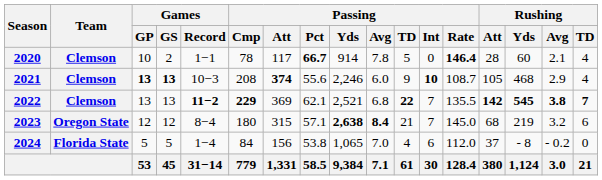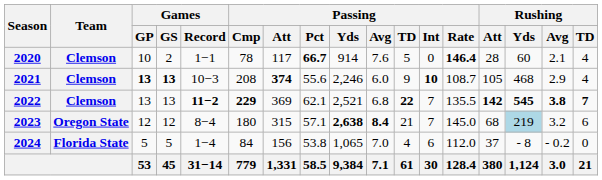(380, 57) 7.8 -> (380, 57) 7.6
(524, 121) no background -> (524, 121) lightblue background
